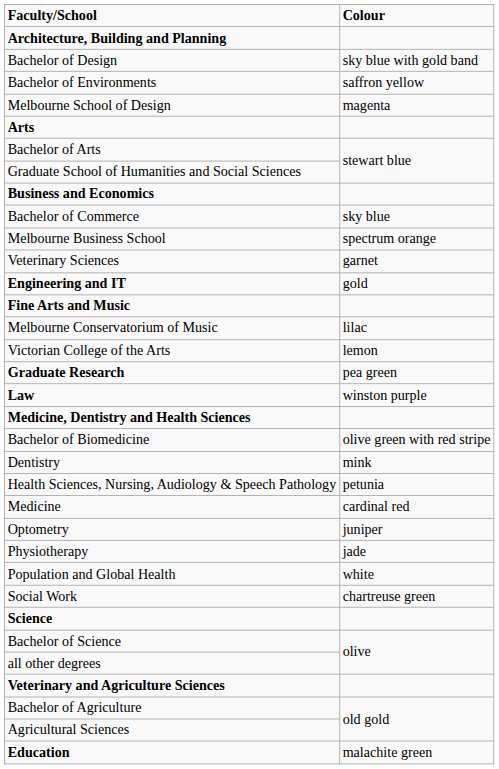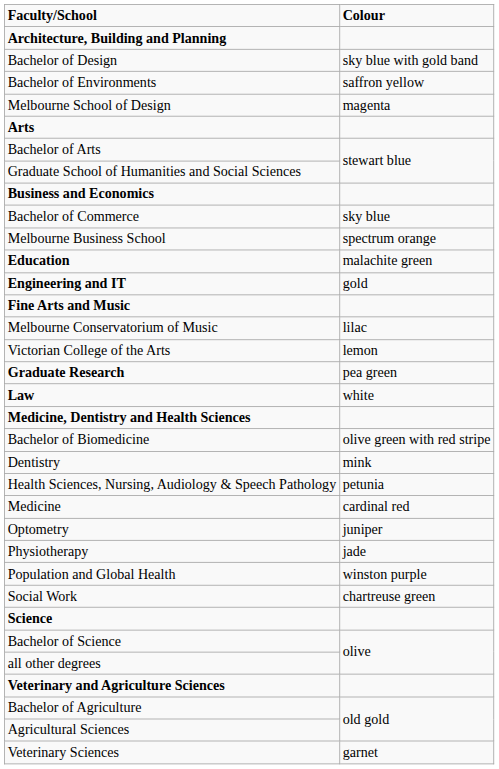rows swapped: (39, 752) <-> (63, 261)
(385, 395) winston purple -> (358, 395) white
(358, 573) white -> (385, 573) winston purple
